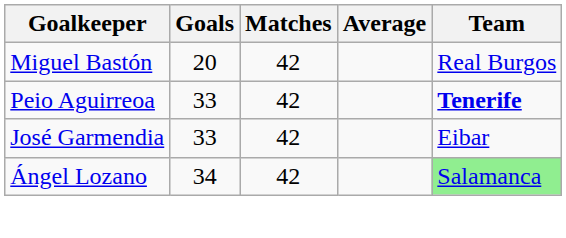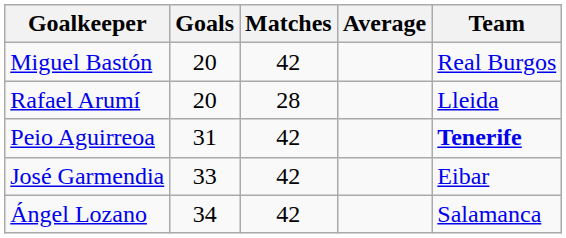+ row: (75, 99)
(205, 99) 33 -> (205, 137) 31
(489, 175) lightgreen background -> (489, 213) no background
